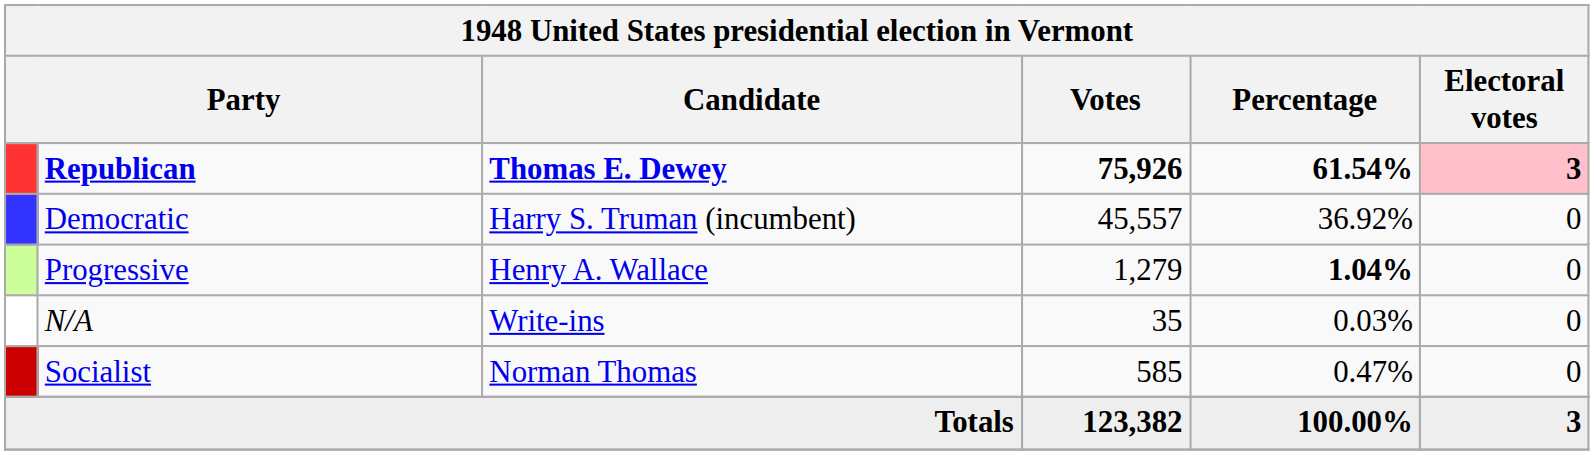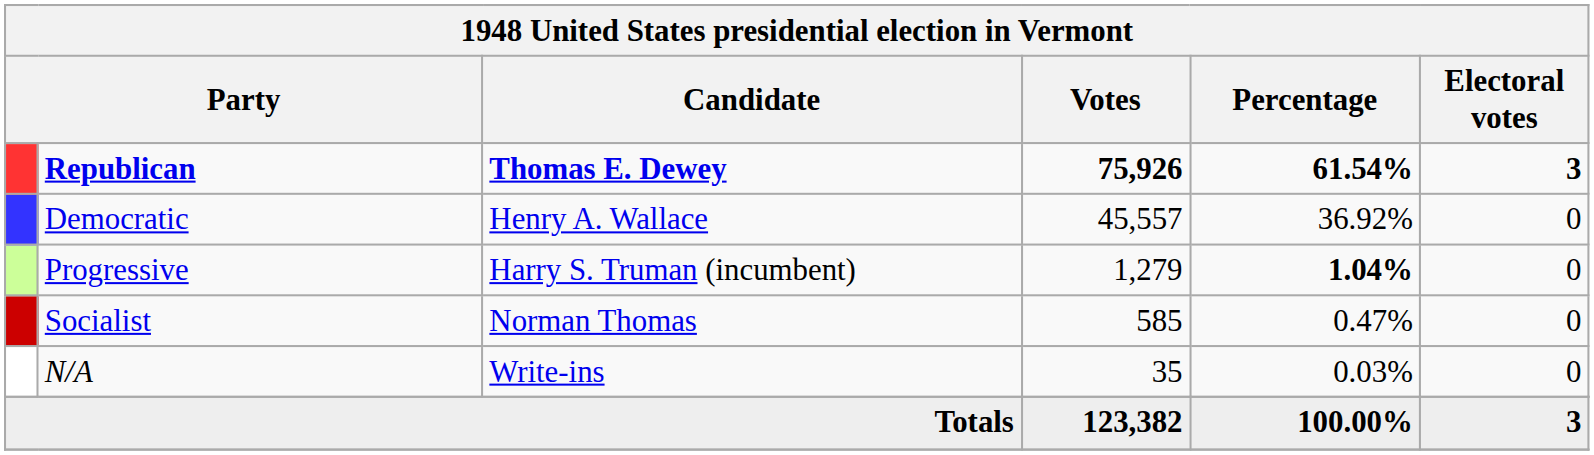(1574, 168) pink background -> (1574, 168) no background
(673, 219) Harry S. Truman (incumbent) -> (599, 219) Henry A. Wallace
(599, 270) Henry A. Wallace -> (673, 270) Harry S. Truman (incumbent)
rows swapped: (98, 371) <-> (69, 321)
